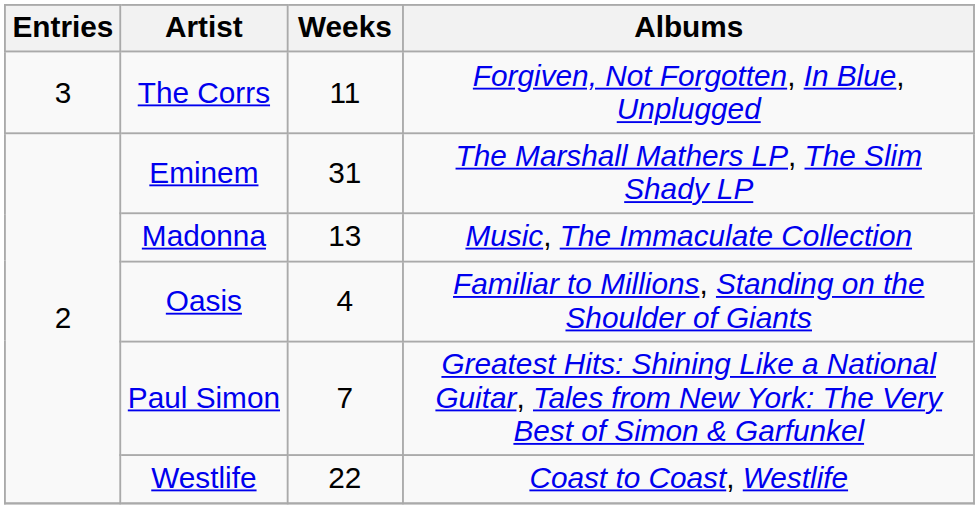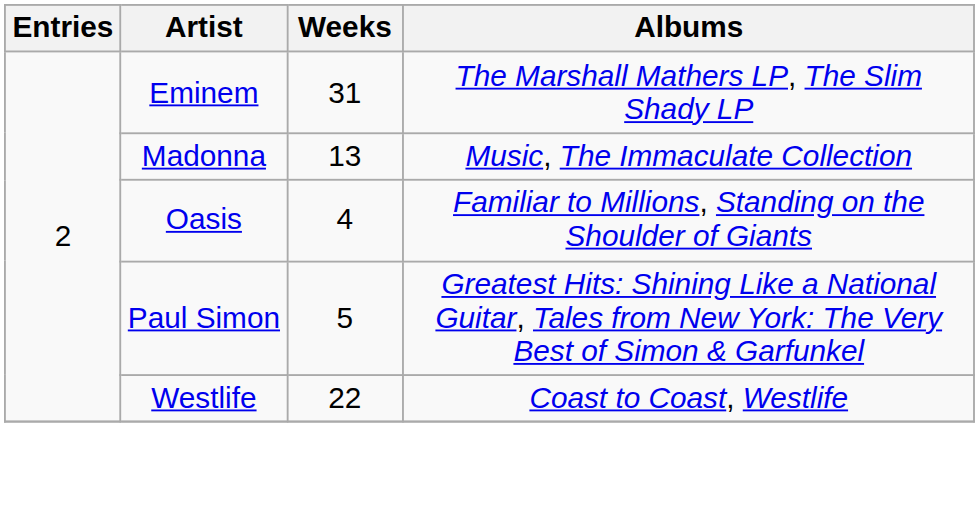- row: (204, 92)
(345, 398) 7 -> (345, 317) 5
